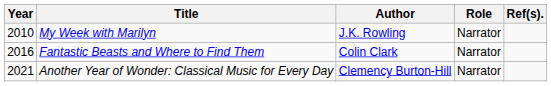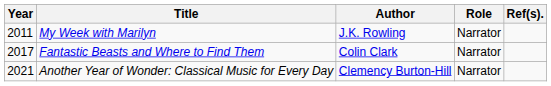(20, 33) 2010 -> (20, 33) 2011
(20, 52) 2016 -> (20, 52) 2017
